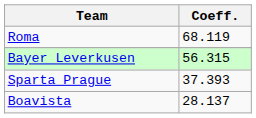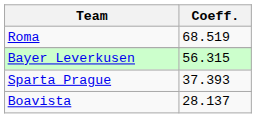(206, 37) 68.119 -> (206, 37) 68.519
